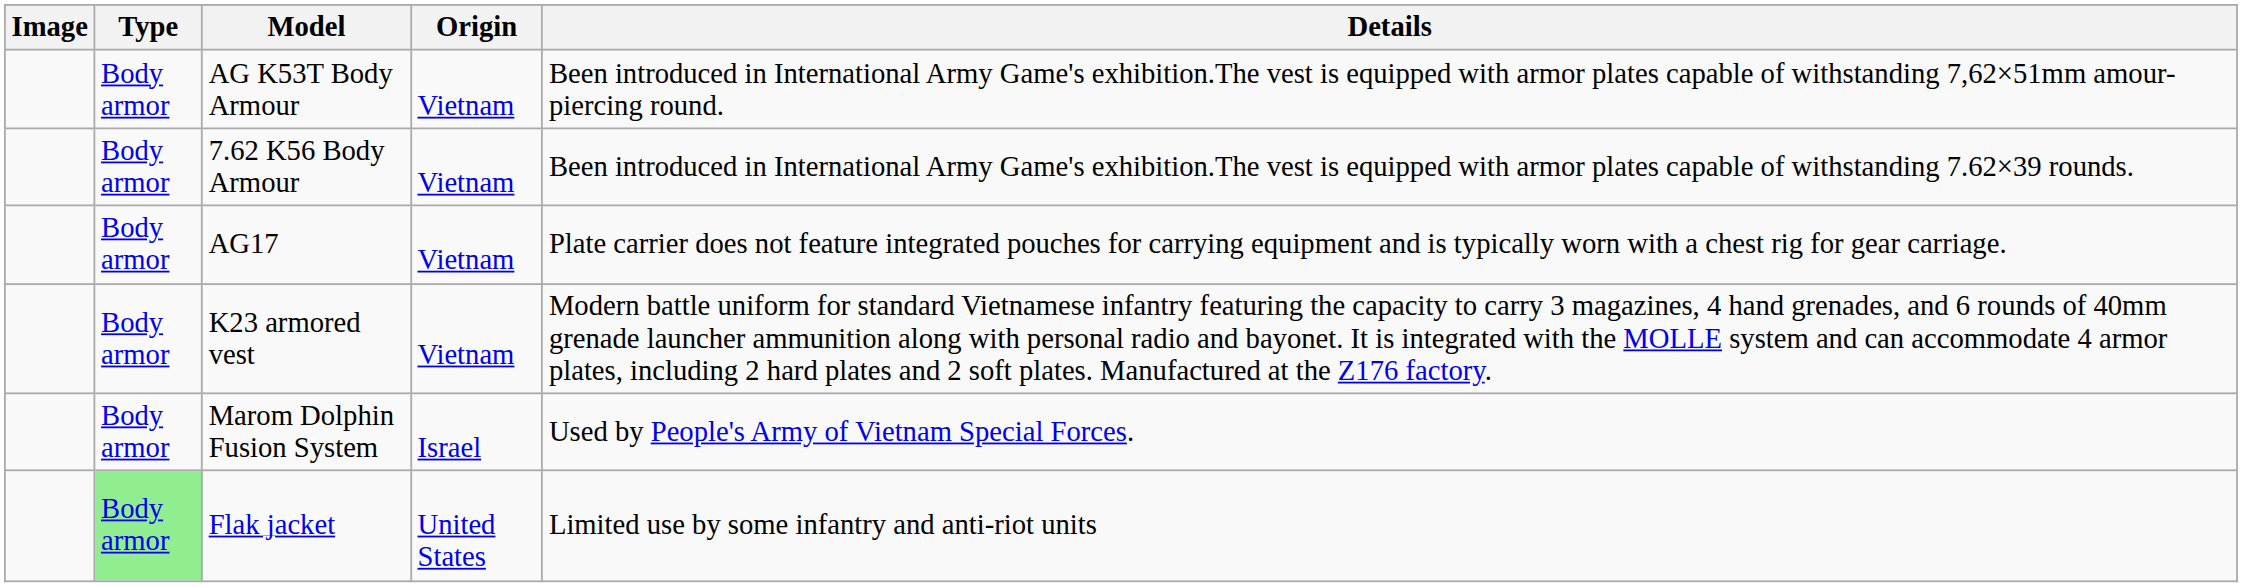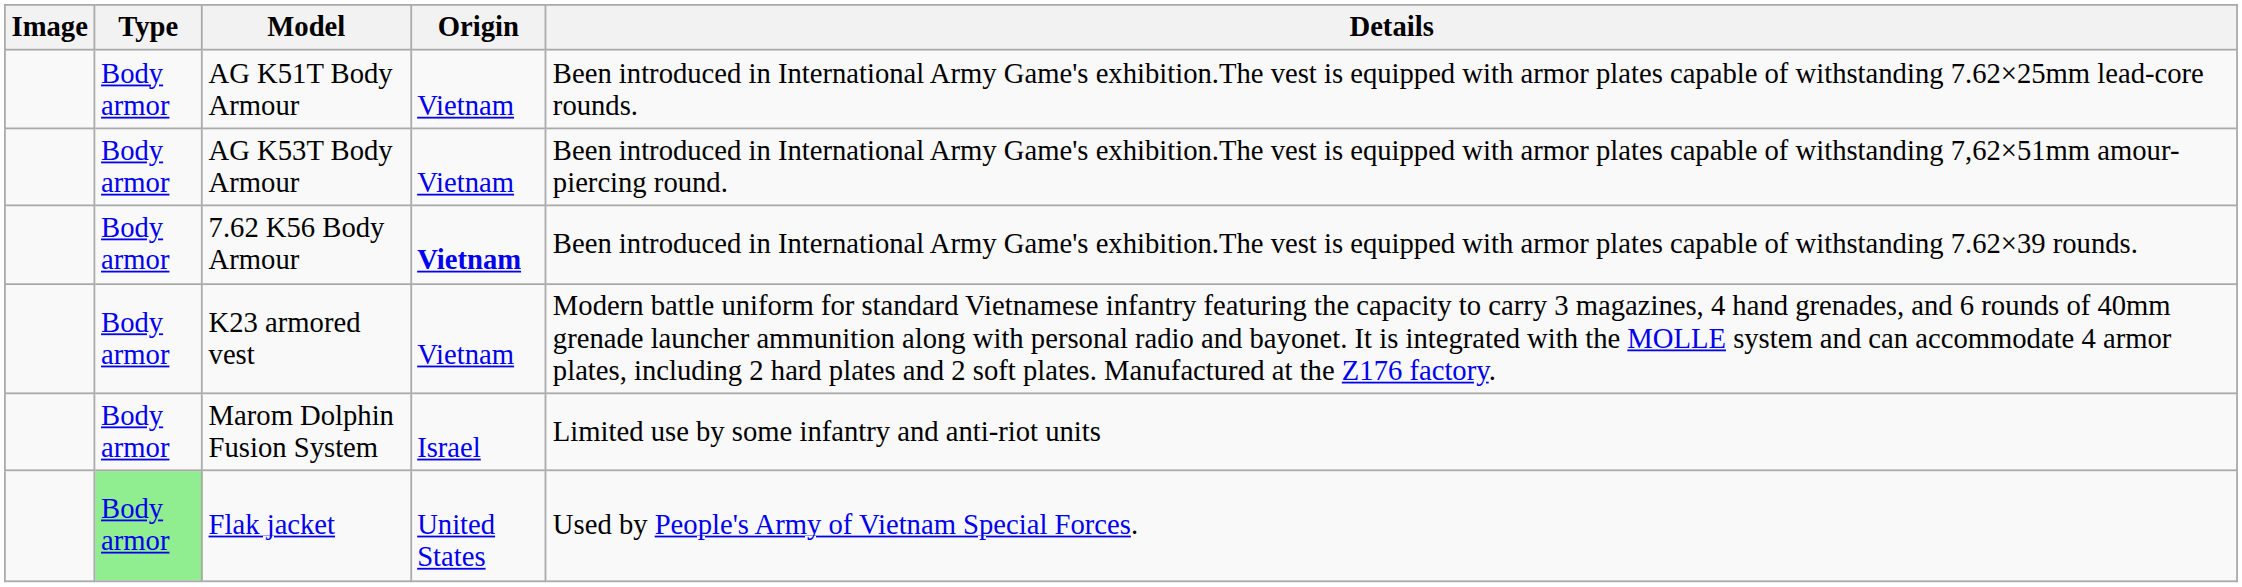+ row: (301, 88)
(466, 182) normal -> (469, 260) bold
- row: (244, 244)
(841, 431) Used by People's Army of Vietnam Special Forces. -> (827, 431) Limited use by some infantry and anti-riot units
(823, 525) Limited use by some infantry and anti-riot units -> (845, 525) Used by People's Army of Vietnam Special Forces.
